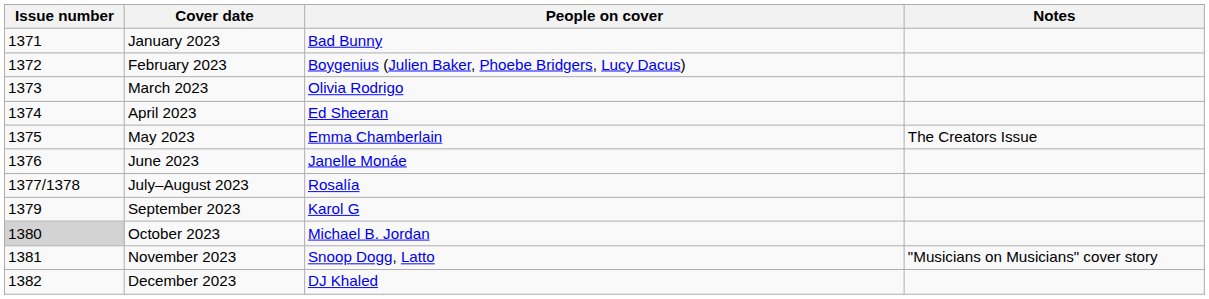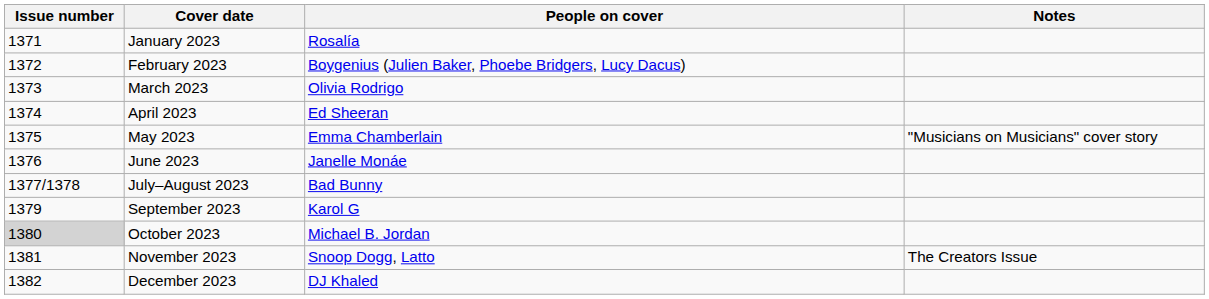(345, 40) Bad Bunny -> (334, 40) Rosalía
(972, 137) The Creators Issue -> (1033, 137) "Musicians on Musicians" cover story
(334, 185) Rosalía -> (345, 185) Bad Bunny
(1033, 257) "Musicians on Musicians" cover story -> (972, 257) The Creators Issue
